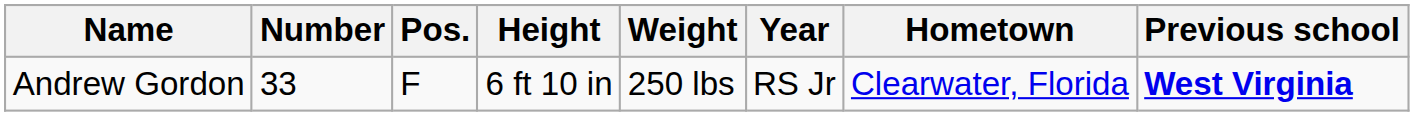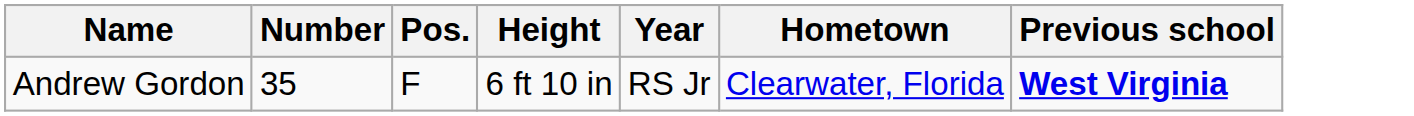- column: (683, 30)
(278, 83) 33 -> (278, 83) 35
